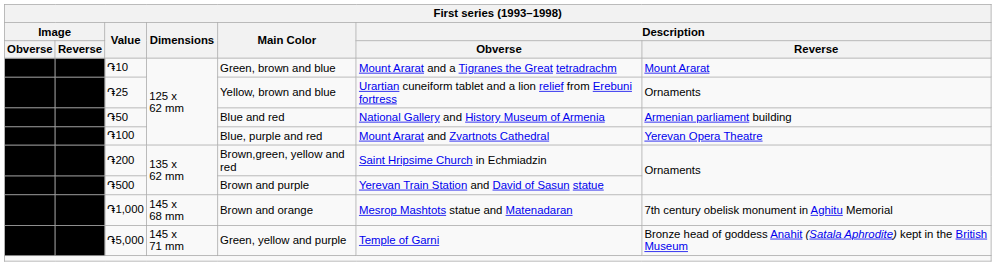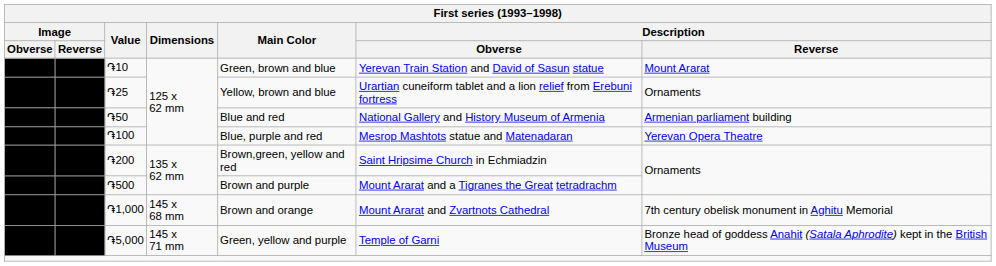(488, 68) Mount Ararat and a Tigranes the Great tetradrachm -> (481, 68) Yerevan Train Station and David of Sasun statue
(454, 136) Mount Ararat and Zvartnots Cathedral -> (466, 136) Mesrop Mashtots statue and Matenadaran
(481, 186) Yerevan Train Station and David of Sasun statue -> (488, 186) Mount Ararat and a Tigranes the Great tetradrachm
(466, 210) Mesrop Mashtots statue and Matenadaran -> (454, 210) Mount Ararat and Zvartnots Cathedral
